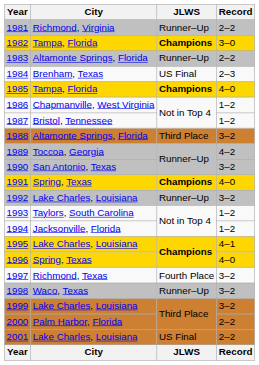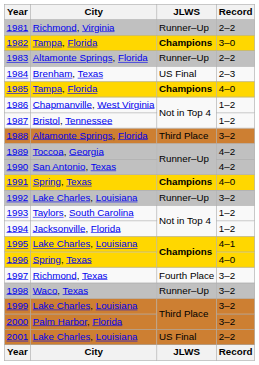(227, 167) 3–2 -> (227, 167) 4–2
(227, 321) 2–2 -> (227, 321) 3–2
